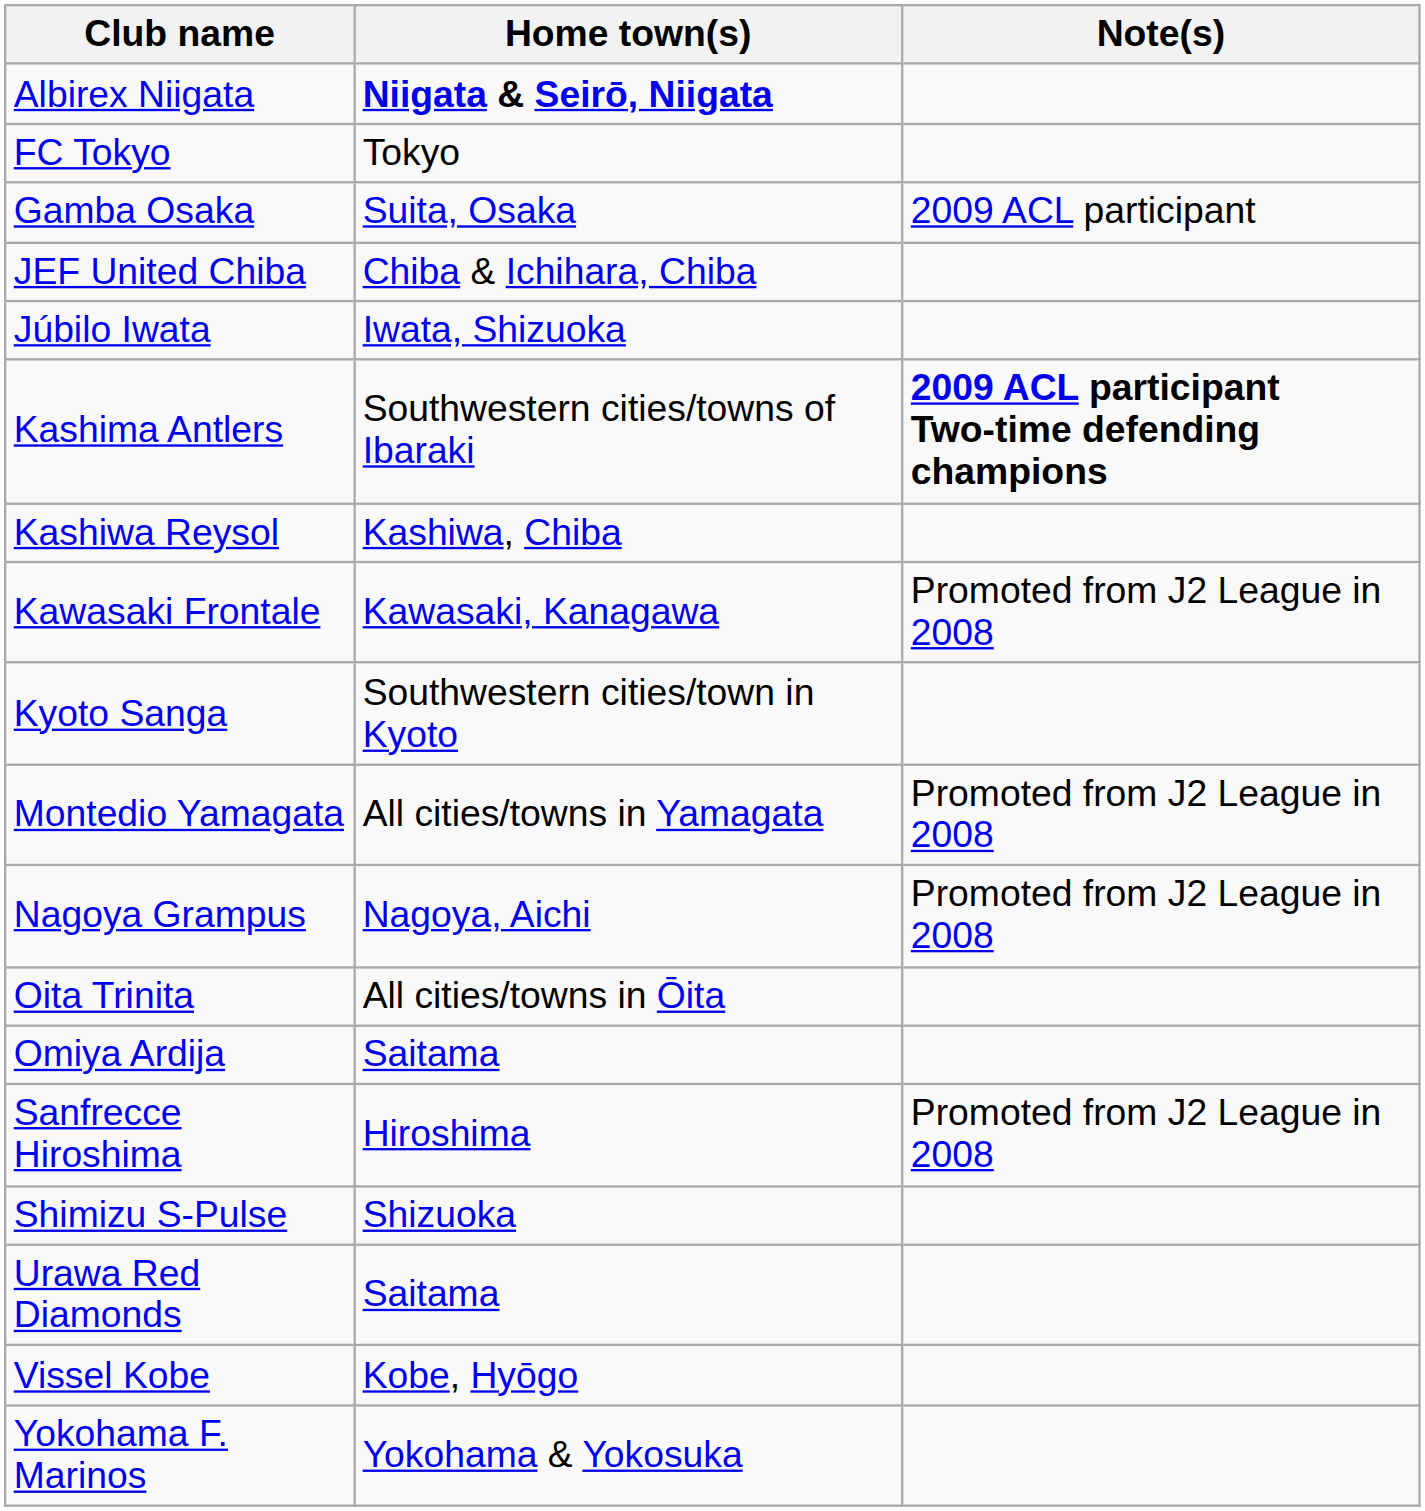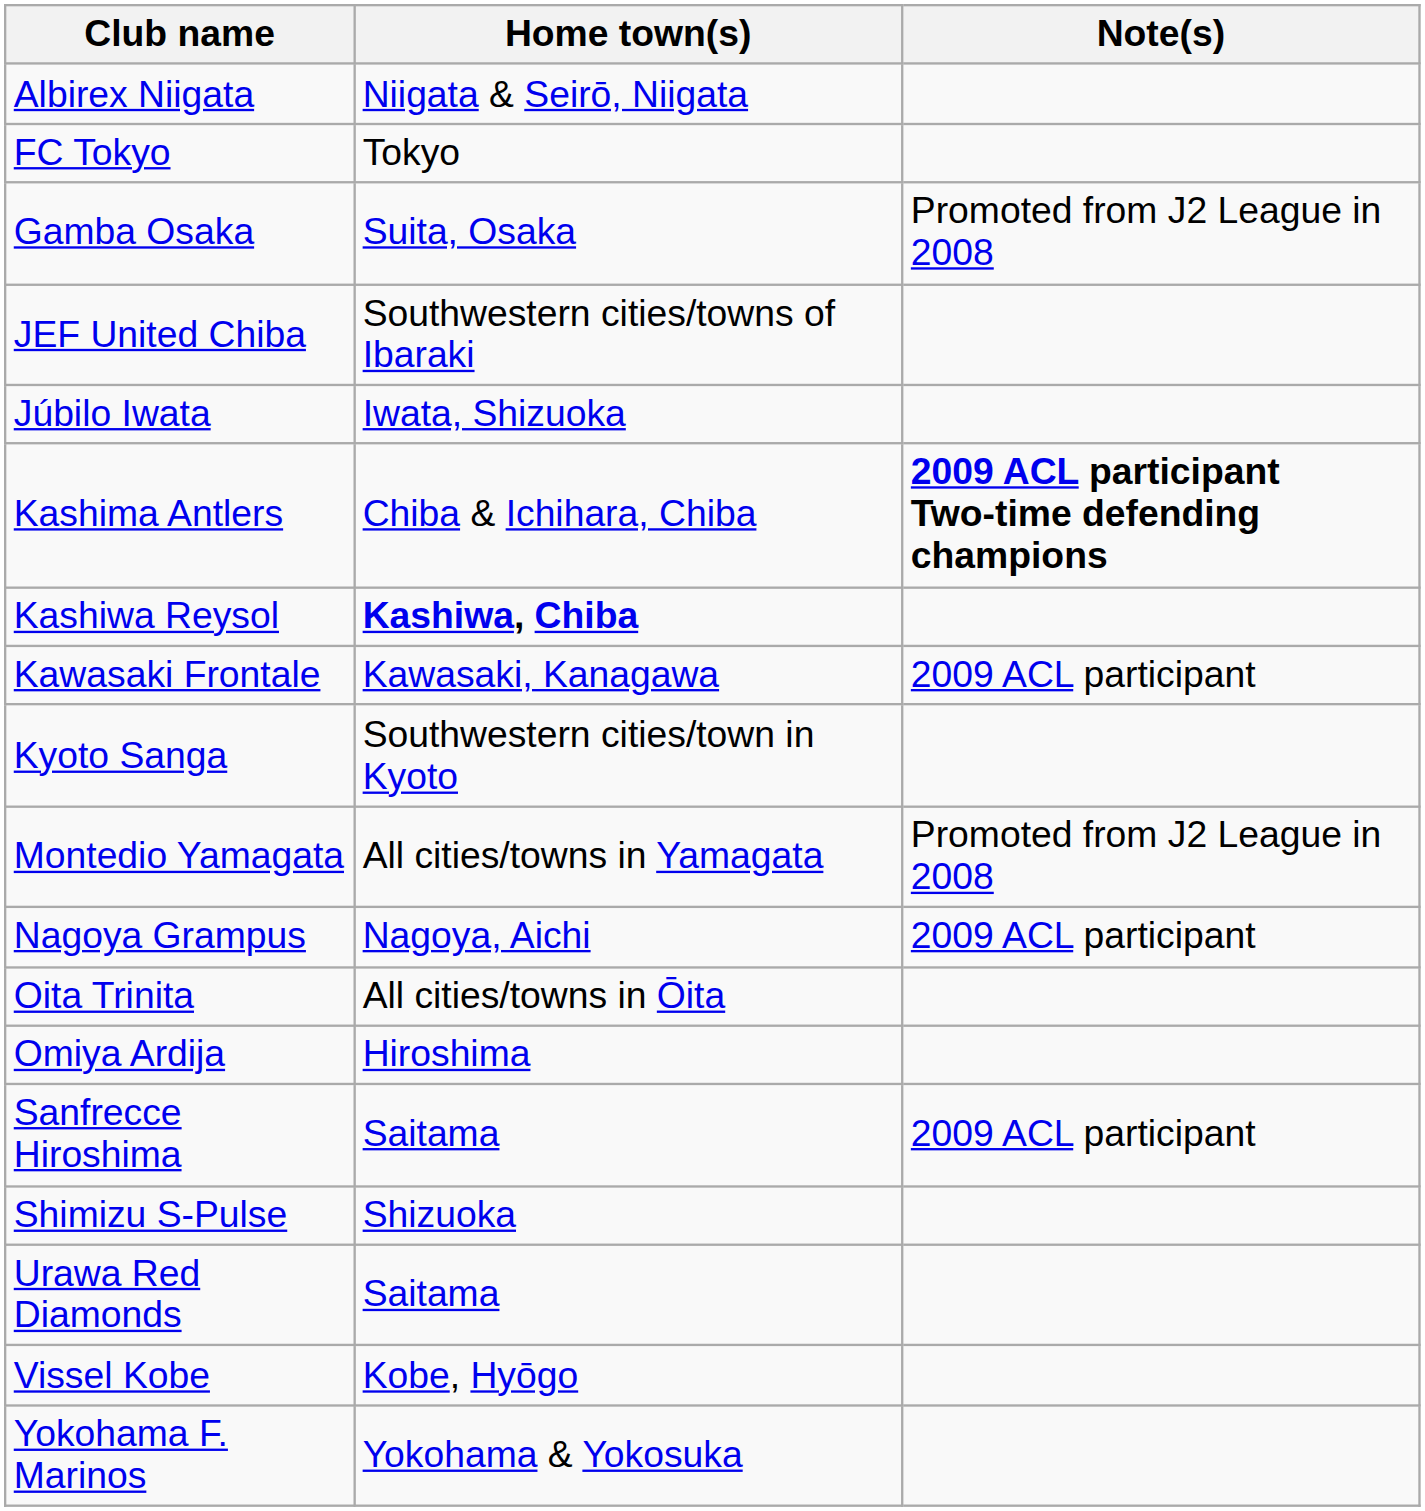(568, 93) bold -> (555, 93) normal
(1083, 211) 2009 ACL participant -> (1146, 232) Promoted from J2 League in 2008
(560, 270) Chiba & Ichihara, Chiba -> (599, 333) Southwestern cities/towns of Ibaraki
(599, 430) Southwestern cities/towns of Ibaraki -> (560, 514) Chiba & Ichihara, Chiba
(492, 531) normal -> (500, 615) bold
(1146, 611) Promoted from J2 League in 2008 -> (1083, 674) 2009 ACL participant
(1146, 915) Promoted from J2 League in 2008 -> (1083, 936) 2009 ACL participant
(431, 1054) Saitama -> (447, 1054) Hiroshima
(447, 1134) Hiroshima -> (431, 1134) Saitama
(1146, 1134) Promoted from J2 League in 2008 -> (1083, 1134) 2009 ACL participant
